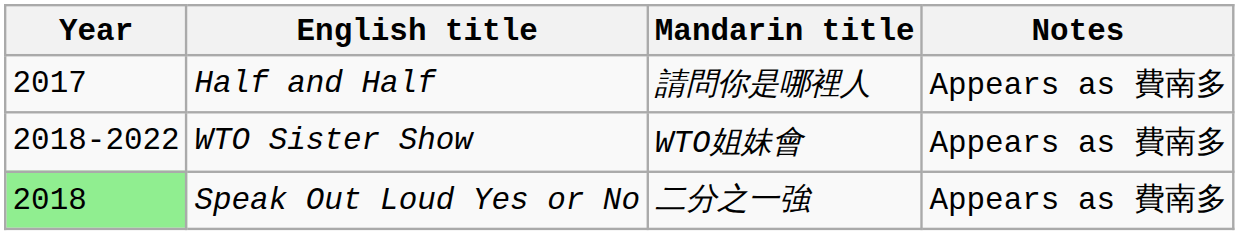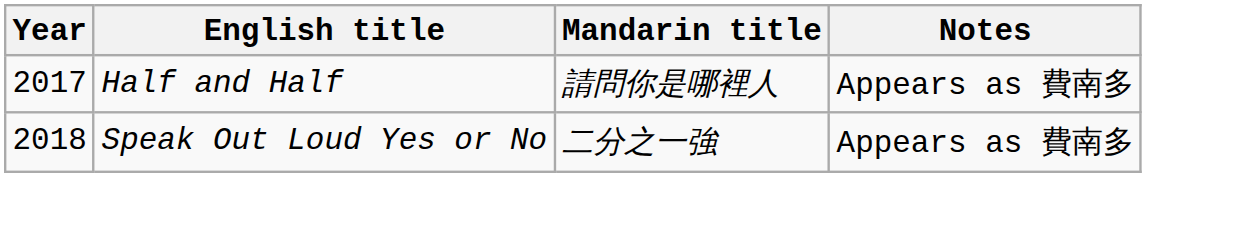- row: (334, 142)
(50, 200) lightgreen background -> (50, 142) no background
